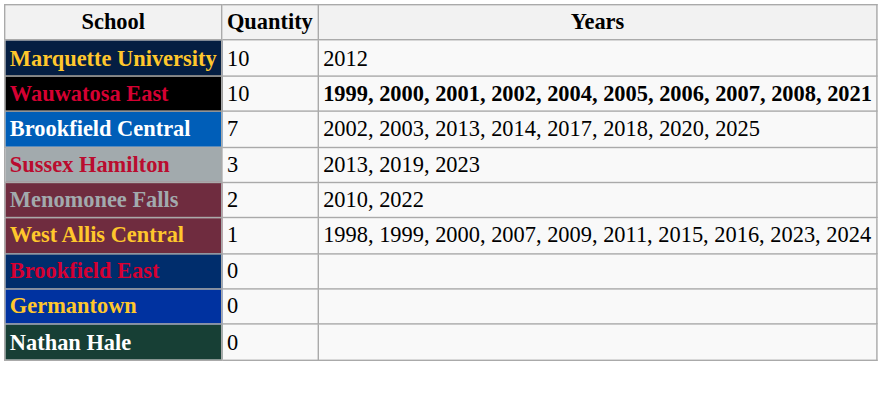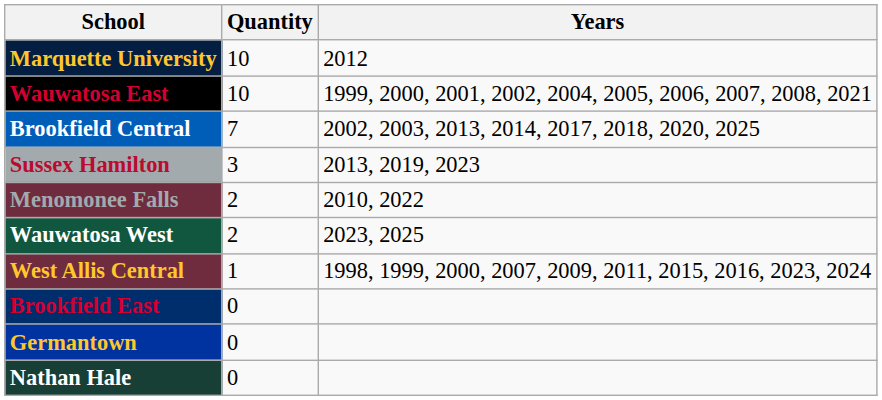(598, 93) bold -> (598, 93) normal
+ row: (91, 235)
